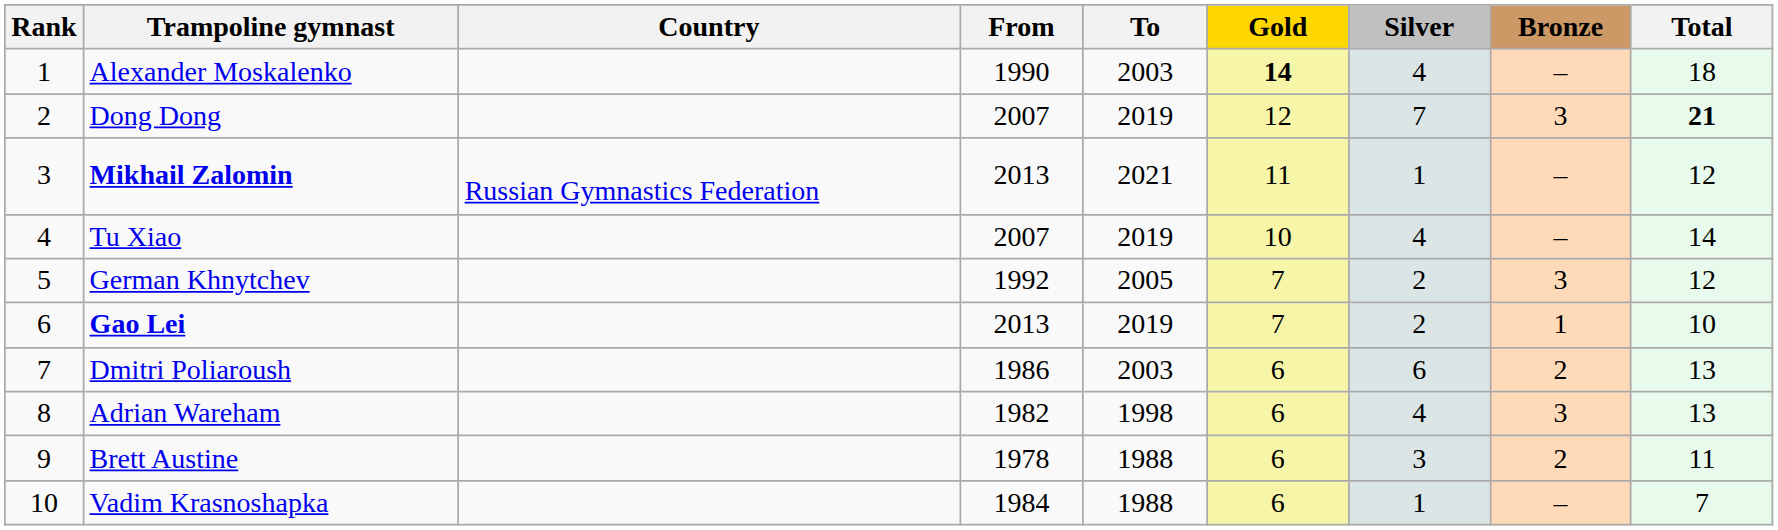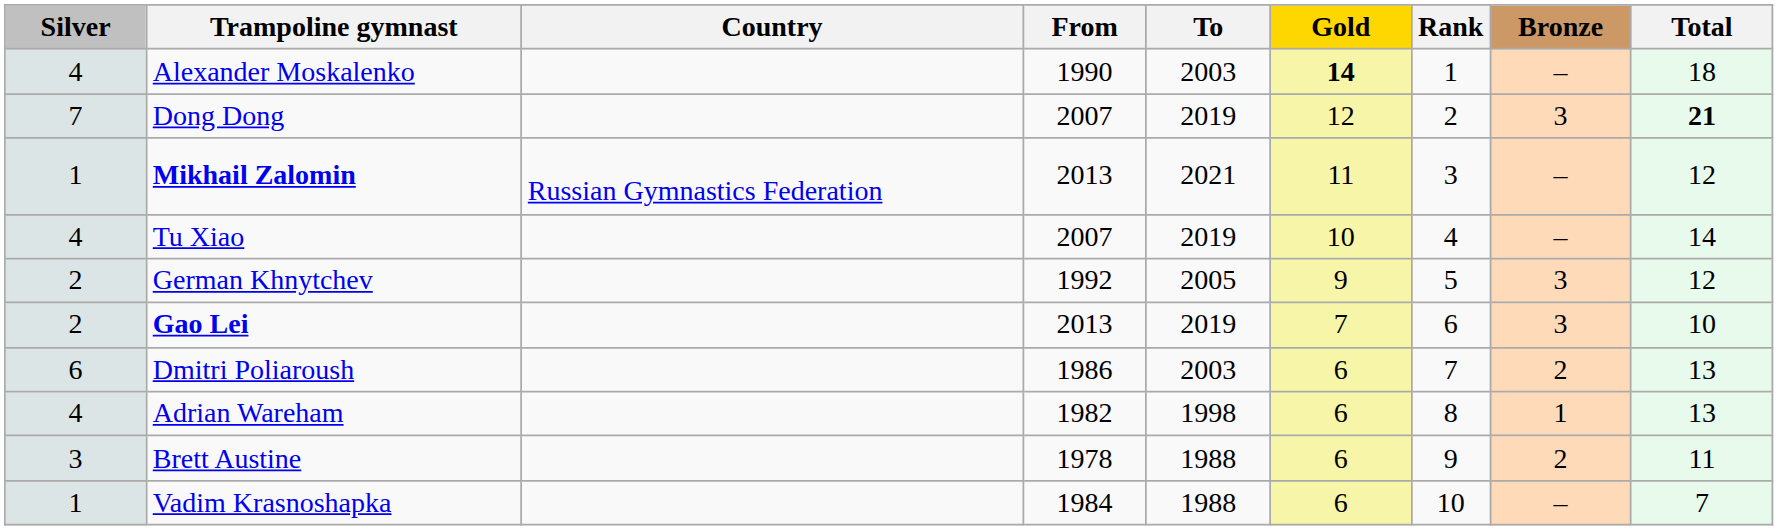columns swapped: (44, 26) <-> (1419, 26)
(1278, 280) 7 -> (1341, 280) 9
(1561, 324) 1 -> (1561, 324) 3
(1561, 413) 3 -> (1561, 413) 1
